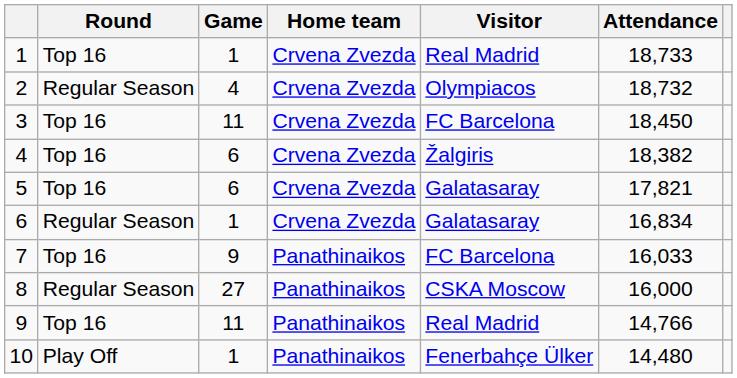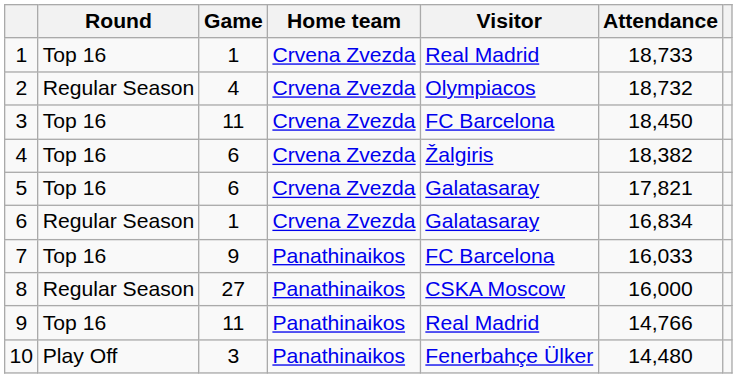(233, 356) 1 -> (233, 356) 3
